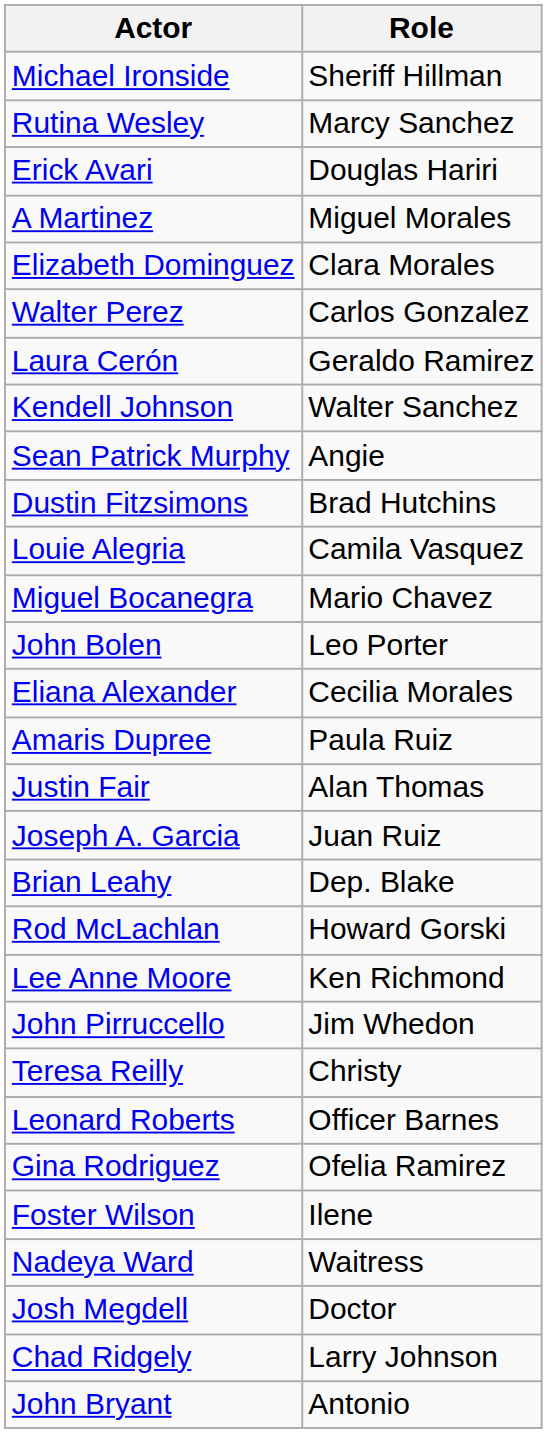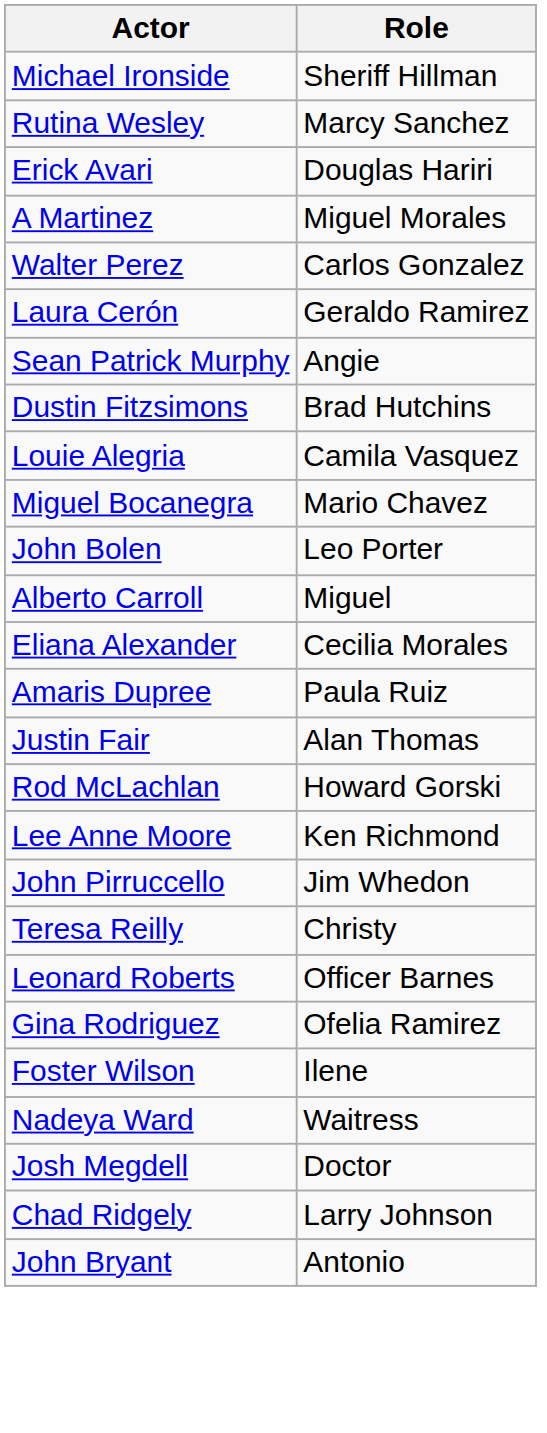- row: (153, 265)
- row: (122, 407)
+ row: (107, 597)
- row: (126, 834)
- row: (92, 882)
